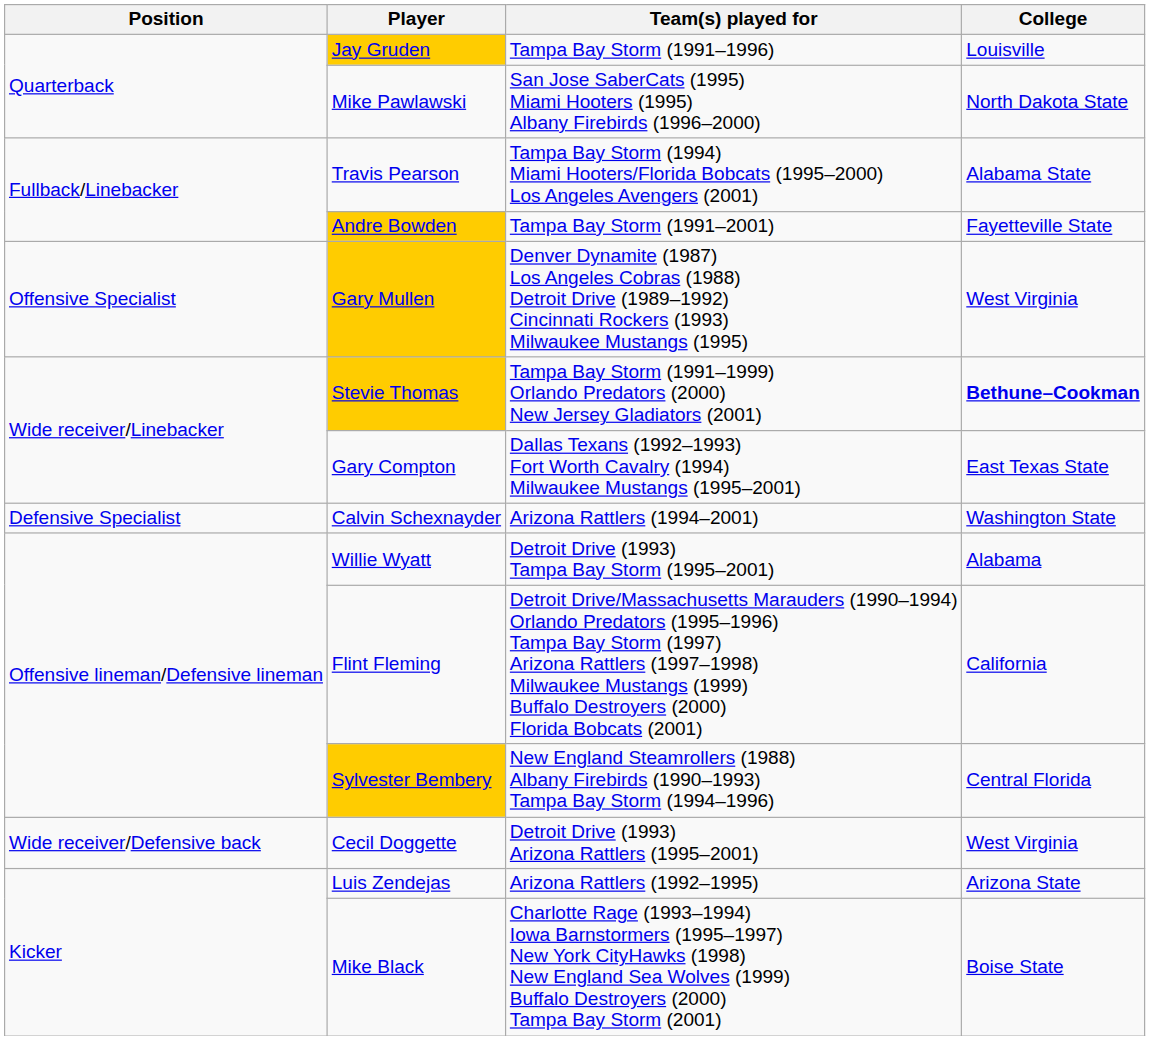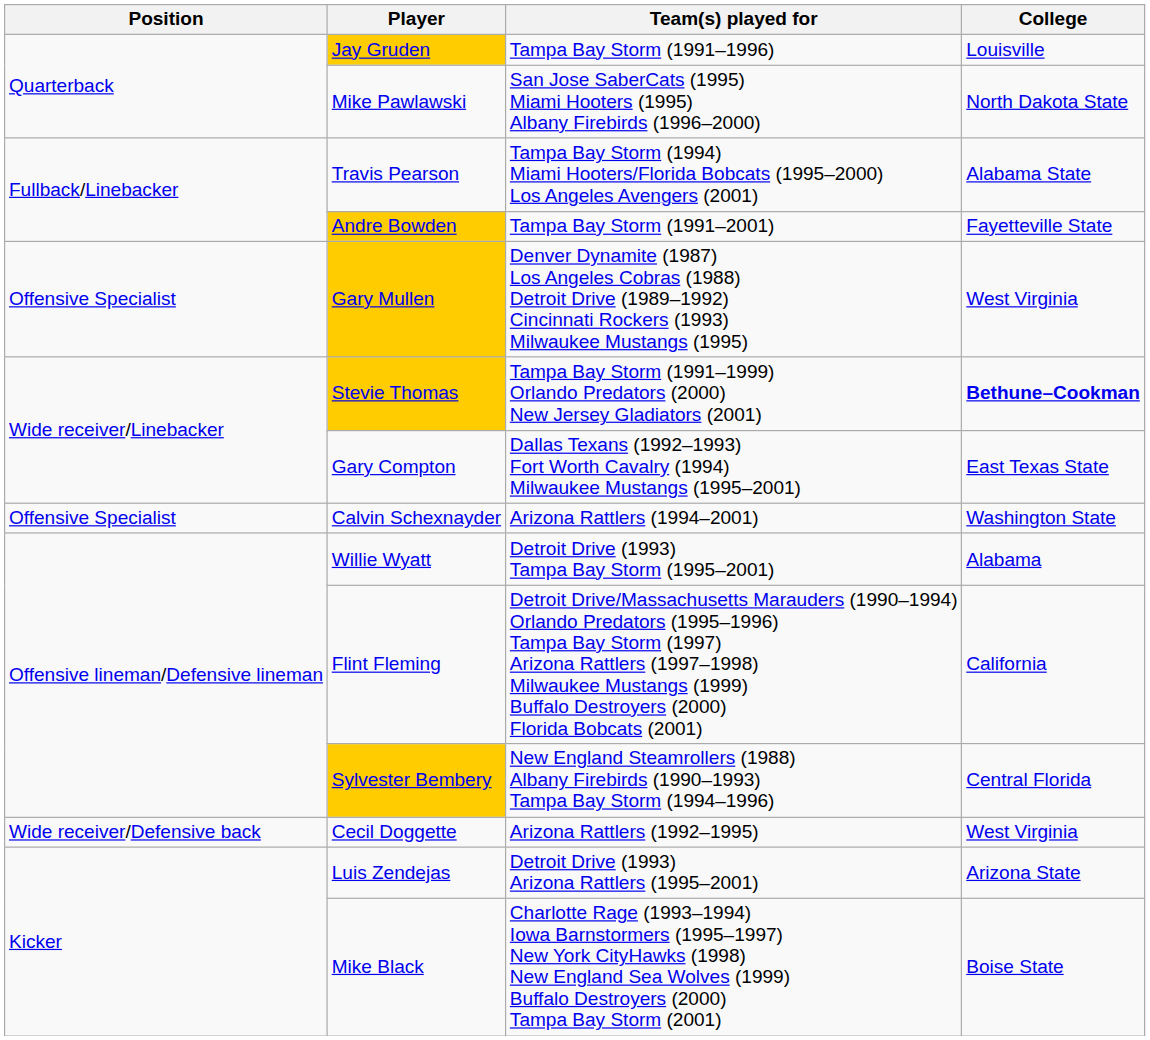(95, 518) Defensive Specialist -> (92, 518) Offensive Specialist
(634, 842) Detroit Drive (1993) Arizona Rattlers (1995–2001) -> (634, 831) Arizona Rattlers (1992–1995)
(634, 883) Arizona Rattlers (1992–1995) -> (634, 872) Detroit Drive (1993) Arizona Rattlers (1995–2001)
